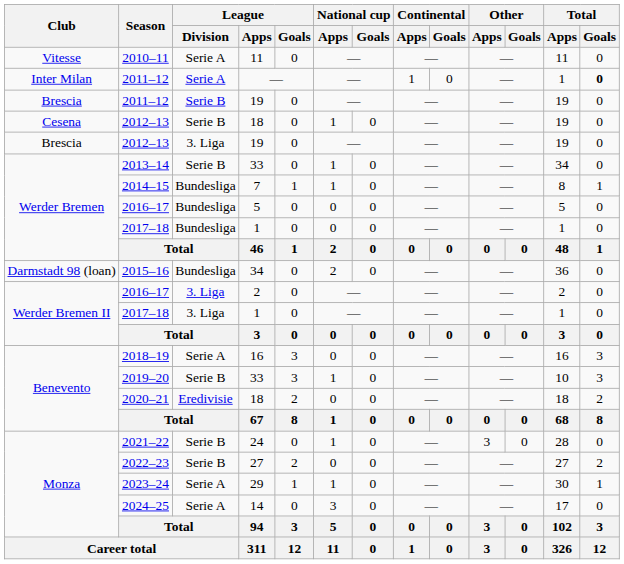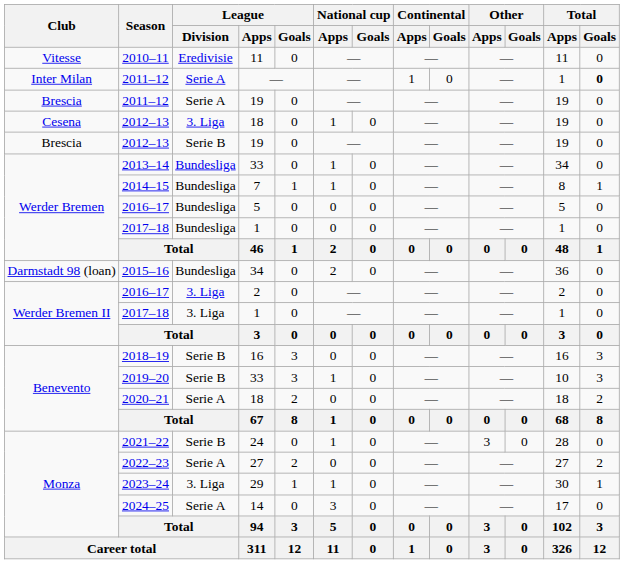(205, 57) Serie A -> (205, 57) Eredivisie
(205, 100) Serie B -> (205, 100) Serie A
(205, 121) Serie B -> (205, 121) 3. Liga
(205, 143) 3. Liga -> (205, 143) Serie B
(205, 164) Serie B -> (205, 164) Bundesliga
(205, 356) Serie A -> (205, 356) Serie B
(205, 398) Eredivisie -> (205, 398) Serie A
(205, 462) Serie B -> (205, 462) Serie A
(205, 484) Serie A -> (205, 484) 3. Liga
